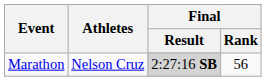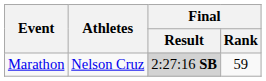(241, 64) 56 -> (241, 64) 59
